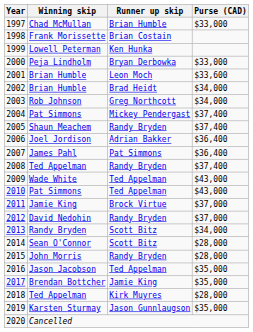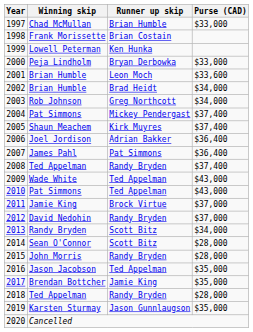(138, 127) Randy Bryden -> (135, 127) Kirk Muyres
(135, 295) Kirk Muyres -> (138, 295) Randy Bryden
